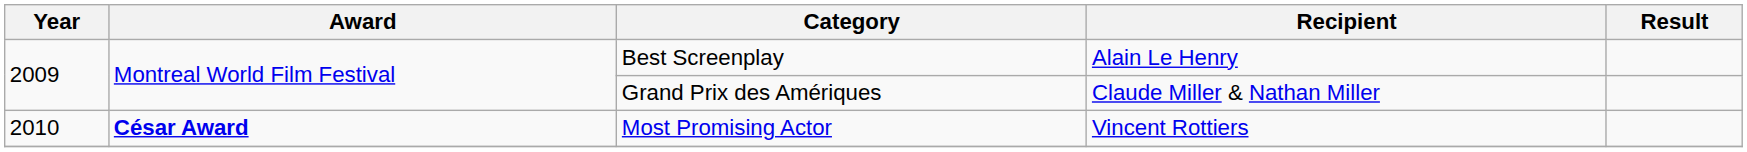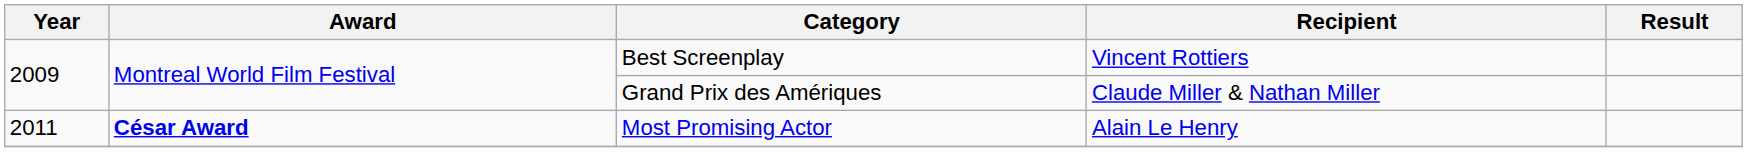(1165, 57) Alain Le Henry -> (1170, 57) Vincent Rottiers
(35, 127) 2010 -> (34, 127) 2011
(1170, 127) Vincent Rottiers -> (1165, 127) Alain Le Henry
